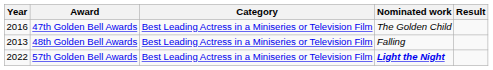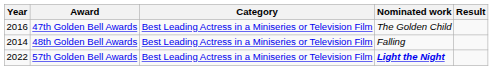(17, 42) 2013 -> (17, 42) 2014
